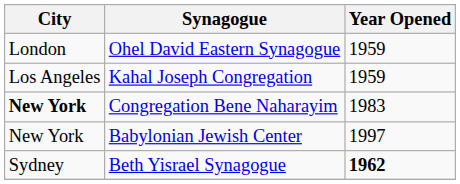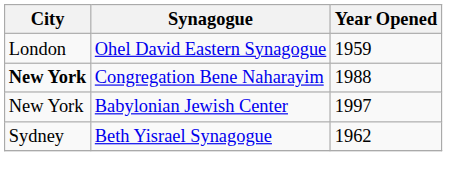- row: (210, 77)
(367, 106) 1983 -> (353, 77) 1988
(367, 164) bold -> (353, 135) normal
